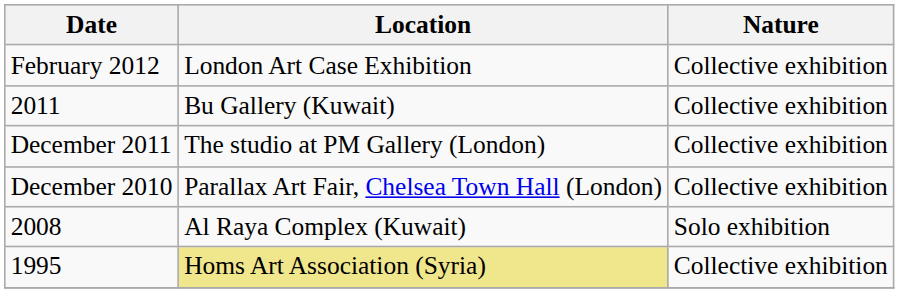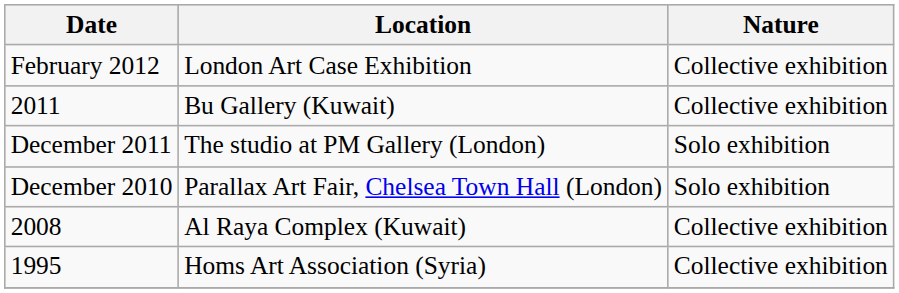(781, 145) Collective exhibition -> (752, 145) Solo exhibition
(781, 186) Collective exhibition -> (752, 186) Solo exhibition
(752, 226) Solo exhibition -> (781, 226) Collective exhibition
(335, 266) khaki background -> (335, 266) no background
